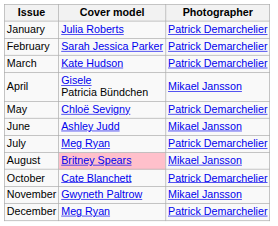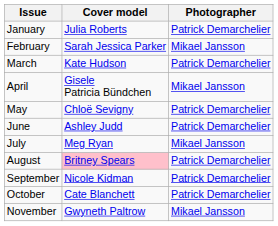(218, 47) Patrick Demarchelier -> (208, 47) Mikael Jansson
(205, 127) Mikael Jansson -> (221, 127) Patrick Demarchelier
(218, 144) Patrick Demarchelier -> (208, 144) Mikael Jansson
(205, 161) Mikael Jansson -> (221, 161) Patrick Demarchelier
+ row: (33, 178)
- row: (32, 212)
